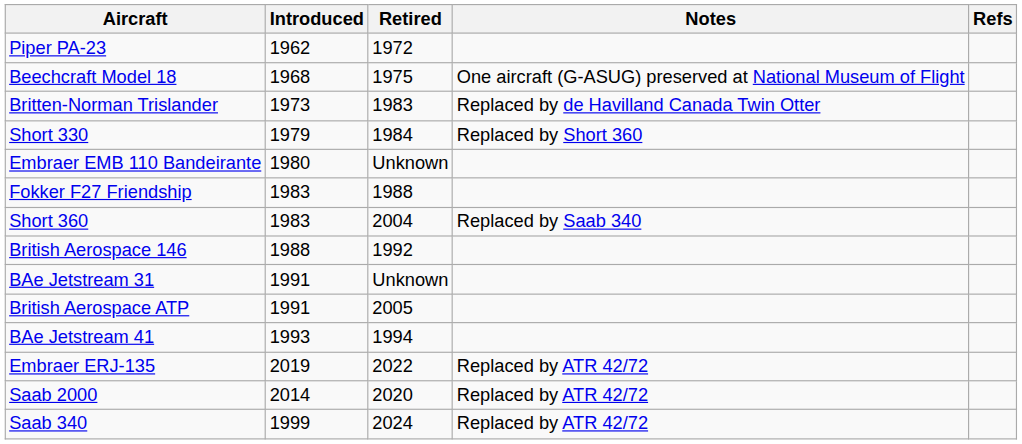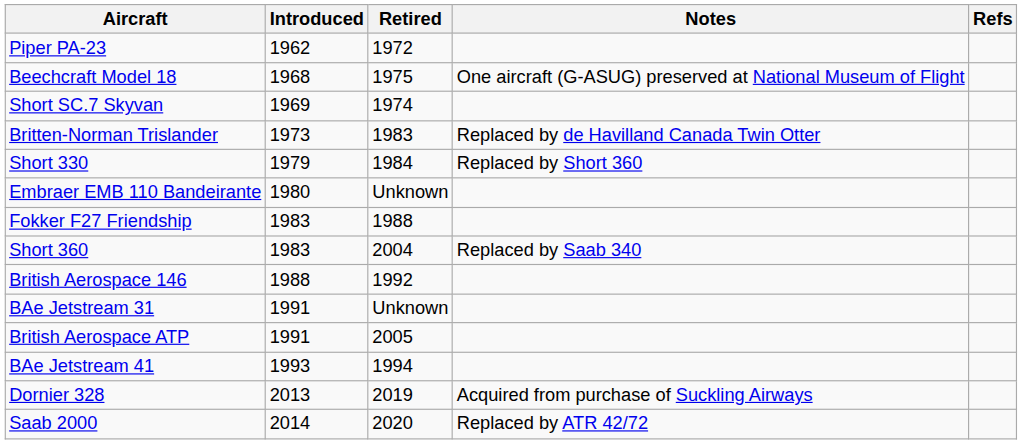+ row: (86, 105)
+ row: (57, 395)
- row: (82, 366)
- row: (48, 423)
